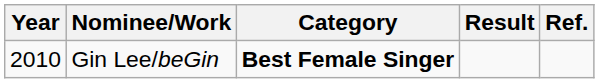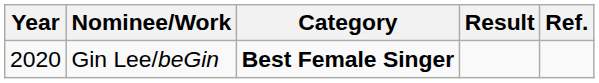(35, 58) 2010 -> (35, 58) 2020
